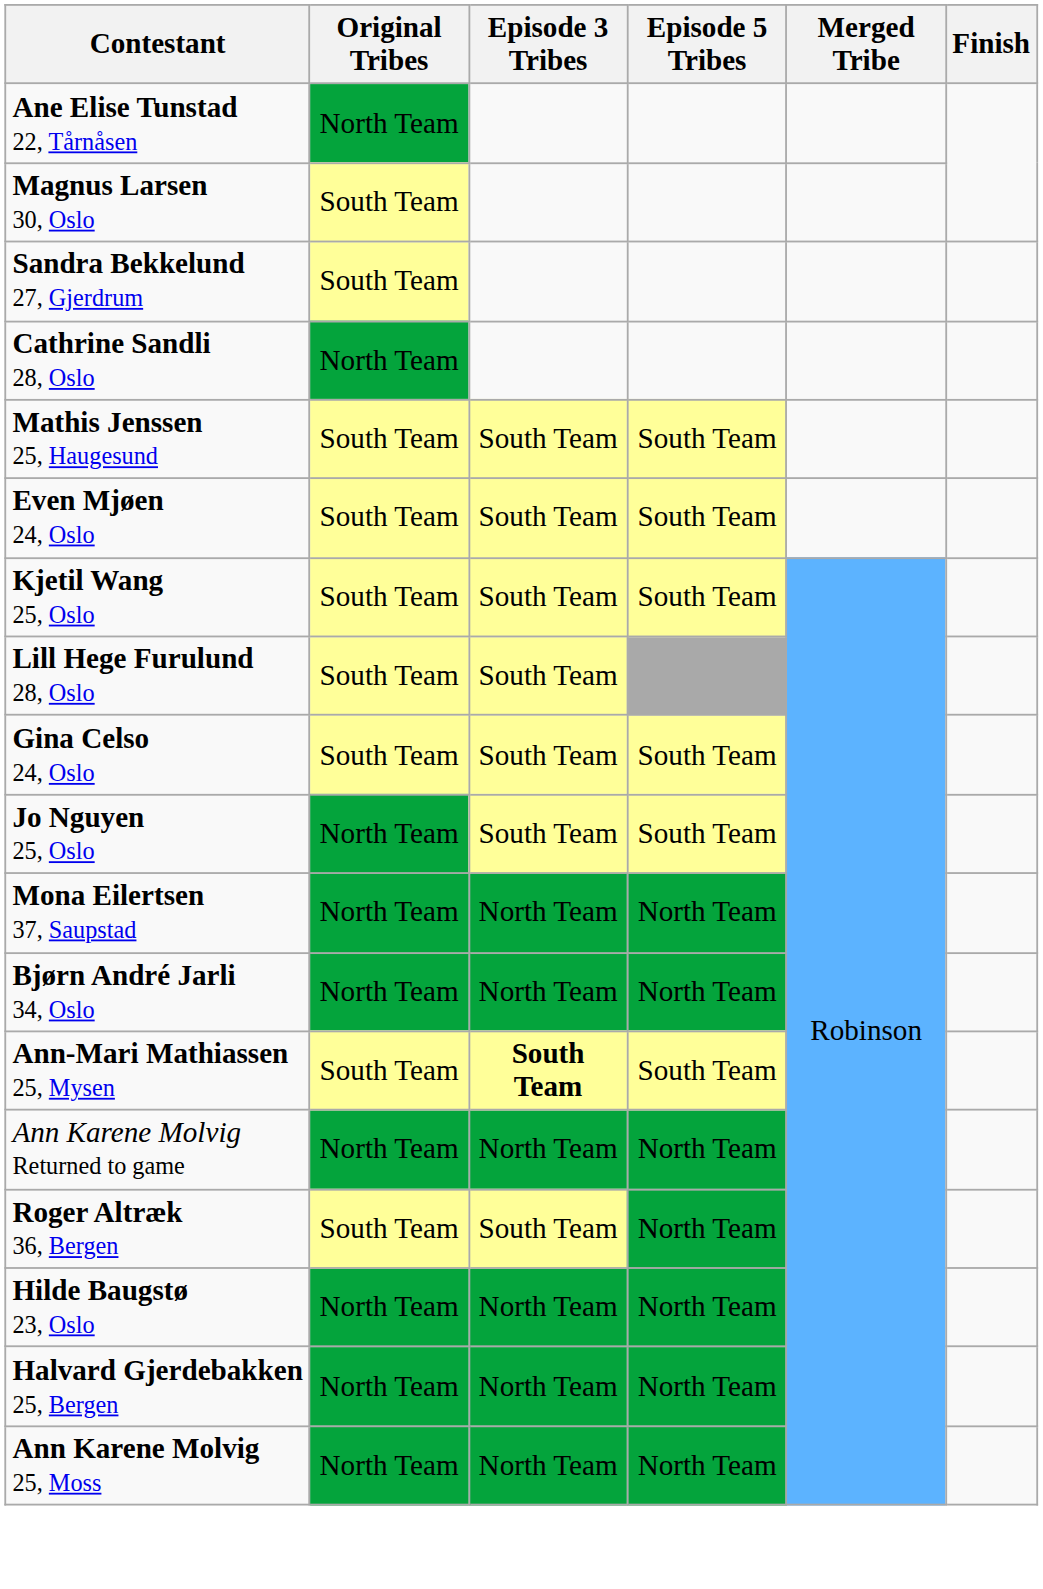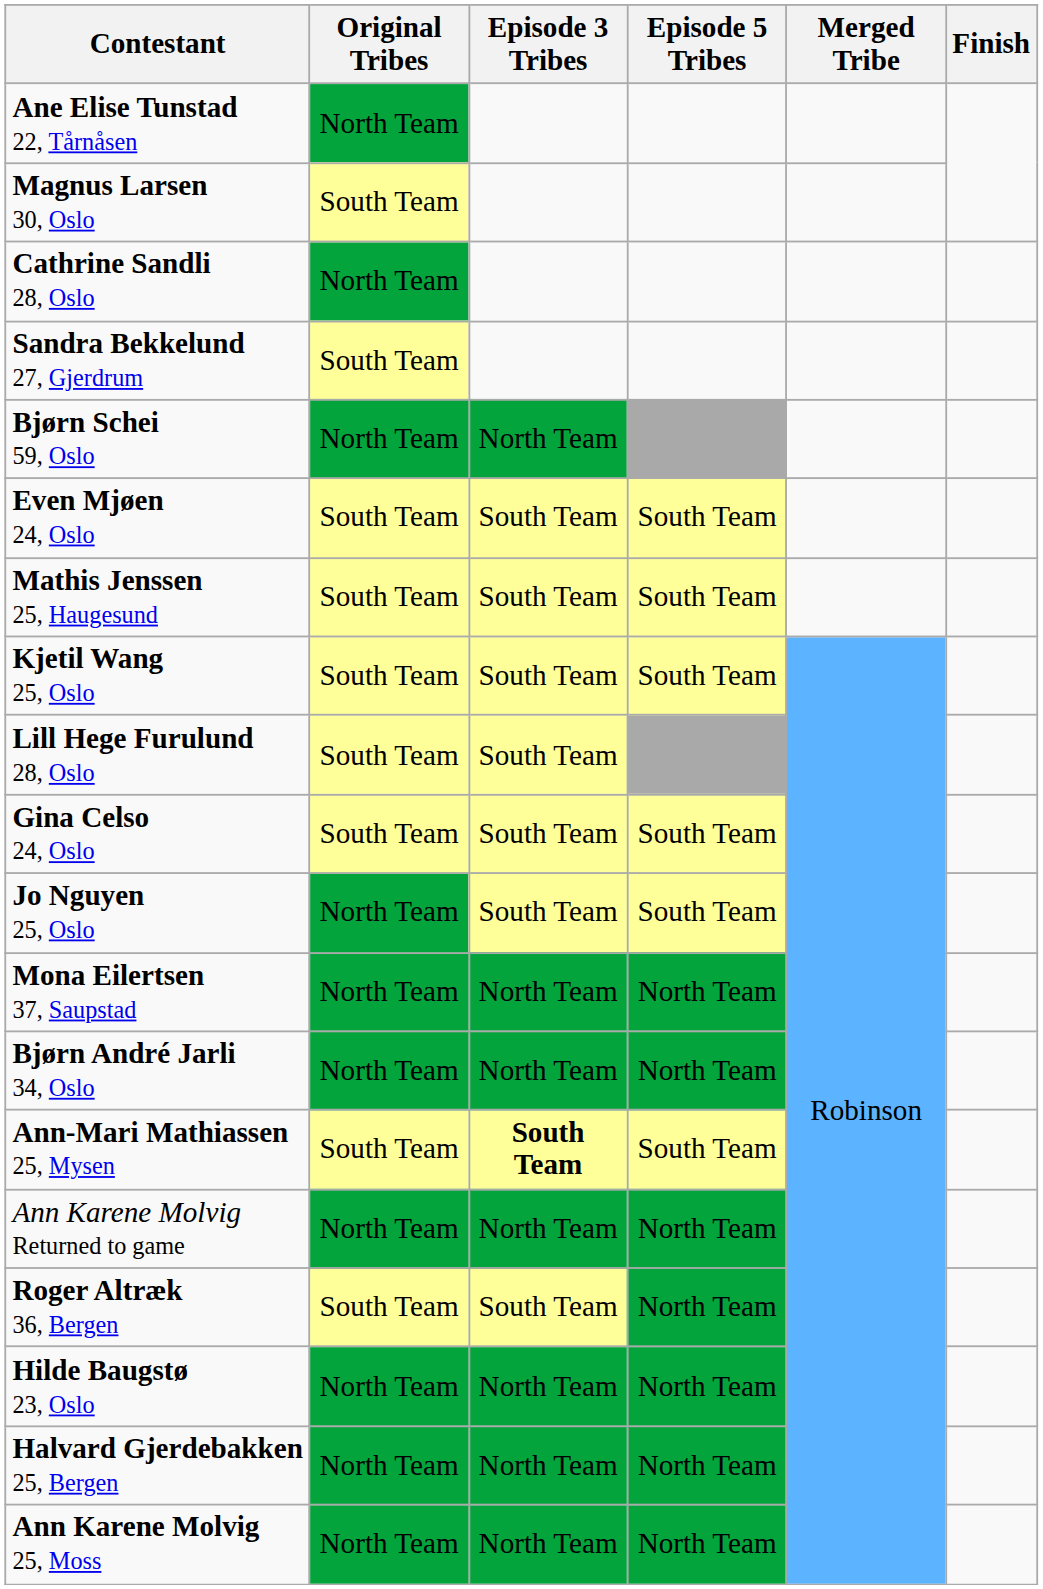rows swapped: (112, 359) <-> (129, 280)
+ row: (86, 438)
rows swapped: (107, 438) <-> (88, 517)
